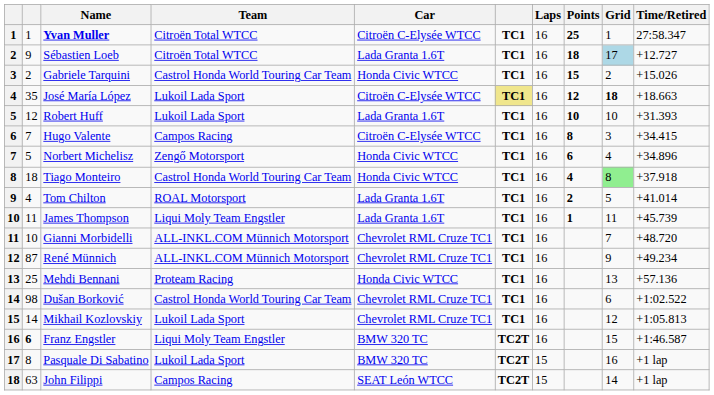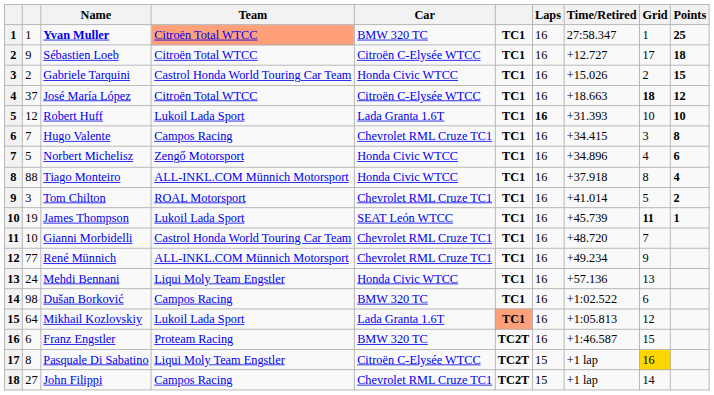columns swapped: (671, 14) <-> (583, 14)
(206, 35) no background -> (206, 35) lightsalmon background
(419, 35) Citroën C-Elysée WTCC -> (392, 35) BMW 320 TC
(401, 55) Lada Granta 1.6T -> (419, 55) Citroën C-Elysée WTCC
(611, 55) lightblue background -> (649, 55) no background
(31, 96) 35 -> (31, 96) 37
(199, 96) Lukoil Lada Sport -> (206, 96) Citroën Total WTCC
(514, 96) khaki background -> (514, 96) no background
(541, 116) normal -> (541, 116) bold
(419, 136) Citroën C-Elysée WTCC -> (425, 136) Chevrolet RML Cruze TC1
(31, 177) 18 -> (31, 177) 88
(253, 177) Castrol Honda World Touring Car Team -> (251, 177) ALL-INKL.COM Münnich Motorsport
(608, 177) lightgreen background -> (645, 177) no background
(28, 197) 4 -> (28, 197) 3
(401, 197) Lada Granta 1.6T -> (425, 197) Chevrolet RML Cruze TC1
(31, 217) 11 -> (31, 217) 19
(219, 217) Liqui Moly Team Engstler -> (199, 217) Lukoil Lada Sport
(401, 217) Lada Granta 1.6T -> (405, 217) SEAT León WTCC
(611, 217) normal -> (648, 217) bold
(251, 238) ALL-INKL.COM Münnich Motorsport -> (253, 238) Castrol Honda World Touring Car Team
(31, 258) 87 -> (31, 258) 77
(31, 278) 25 -> (31, 278) 24
(194, 278) Proteam Racing -> (219, 278) Liqui Moly Team Engstler
(253, 299) Castrol Honda World Touring Car Team -> (193, 299) Campos Racing
(425, 299) Chevrolet RML Cruze TC1 -> (392, 299) BMW 320 TC
(31, 319) 14 -> (31, 319) 64
(425, 319) Chevrolet RML Cruze TC1 -> (401, 319) Lada Granta 1.6T
(514, 319) no background -> (514, 319) lightsalmon background
(28, 339) bold -> (28, 339) normal
(219, 339) Liqui Moly Team Engstler -> (194, 339) Proteam Racing
(199, 359) Lukoil Lada Sport -> (219, 359) Liqui Moly Team Engstler
(392, 359) BMW 320 TC -> (419, 359) Citroën C-Elysée WTCC
(611, 359) no background -> (649, 359) gold background
(31, 380) 63 -> (31, 380) 27
(405, 380) SEAT León WTCC -> (425, 380) Chevrolet RML Cruze TC1
